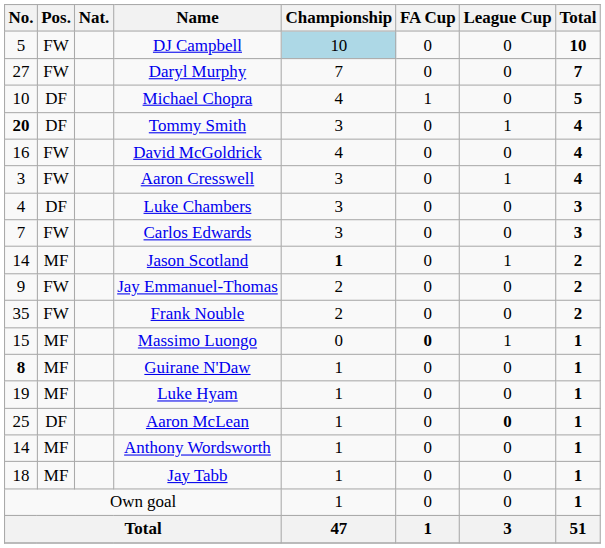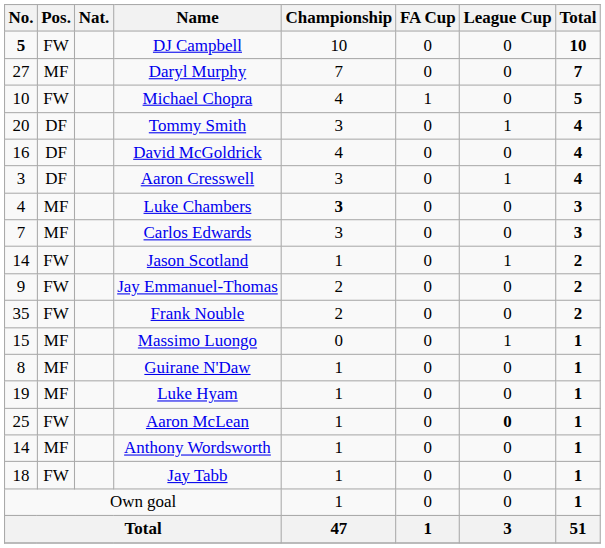(21, 44) normal -> (21, 44) bold
(339, 44) lightblue background -> (339, 44) no background
(56, 71) FW -> (56, 71) MF
(56, 98) DF -> (56, 98) FW
(21, 125) bold -> (21, 125) normal
(56, 152) FW -> (56, 152) DF
(56, 179) FW -> (56, 179) DF
(56, 206) DF -> (56, 206) MF
(339, 206) normal -> (339, 206) bold
(56, 233) FW -> (56, 233) MF
(56, 260) MF -> (56, 260) FW
(339, 260) bold -> (339, 260) normal
(428, 340) bold -> (428, 340) normal
(21, 367) bold -> (21, 367) normal
(56, 421) DF -> (56, 421) FW
(56, 475) MF -> (56, 475) FW
